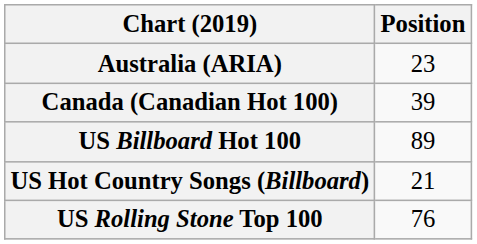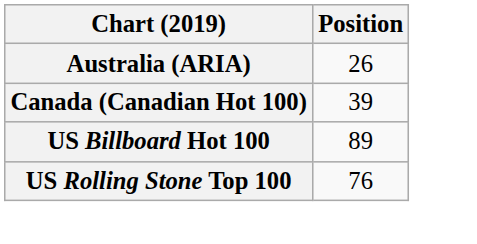(423, 63) 23 -> (361, 63) 26
- row: (190, 180)
